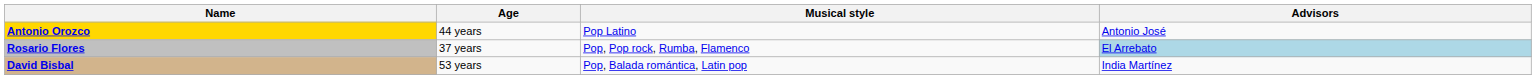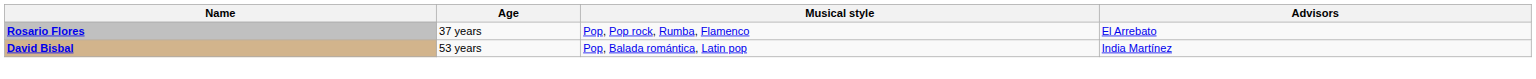- row: (49, 31)
(1129, 49) lightblue background -> (1129, 31) no background
